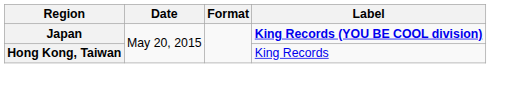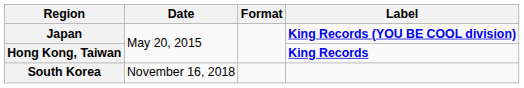(292, 53) normal -> (328, 53) bold
+ row: (64, 72)
